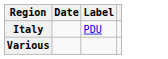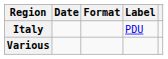+ column: (102, 13)
